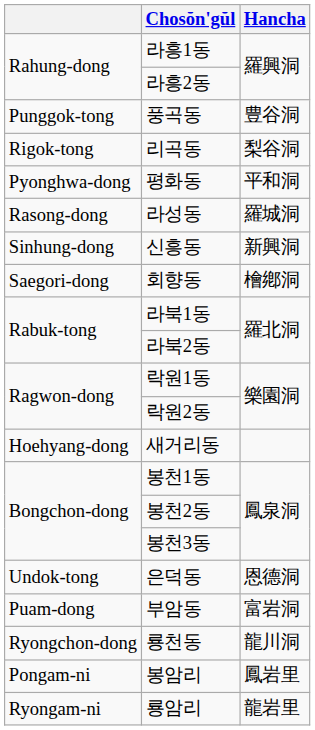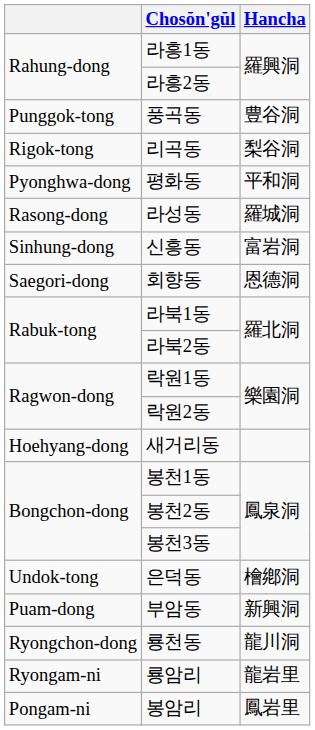(272, 247) 新興洞 -> (272, 247) 富岩洞
(272, 280) 檜鄕洞 -> (272, 280) 恩德洞
(272, 576) 恩德洞 -> (272, 576) 檜鄕洞
(272, 609) 富岩洞 -> (272, 609) 新興洞
rows swapped: (173, 708) <-> (173, 675)
